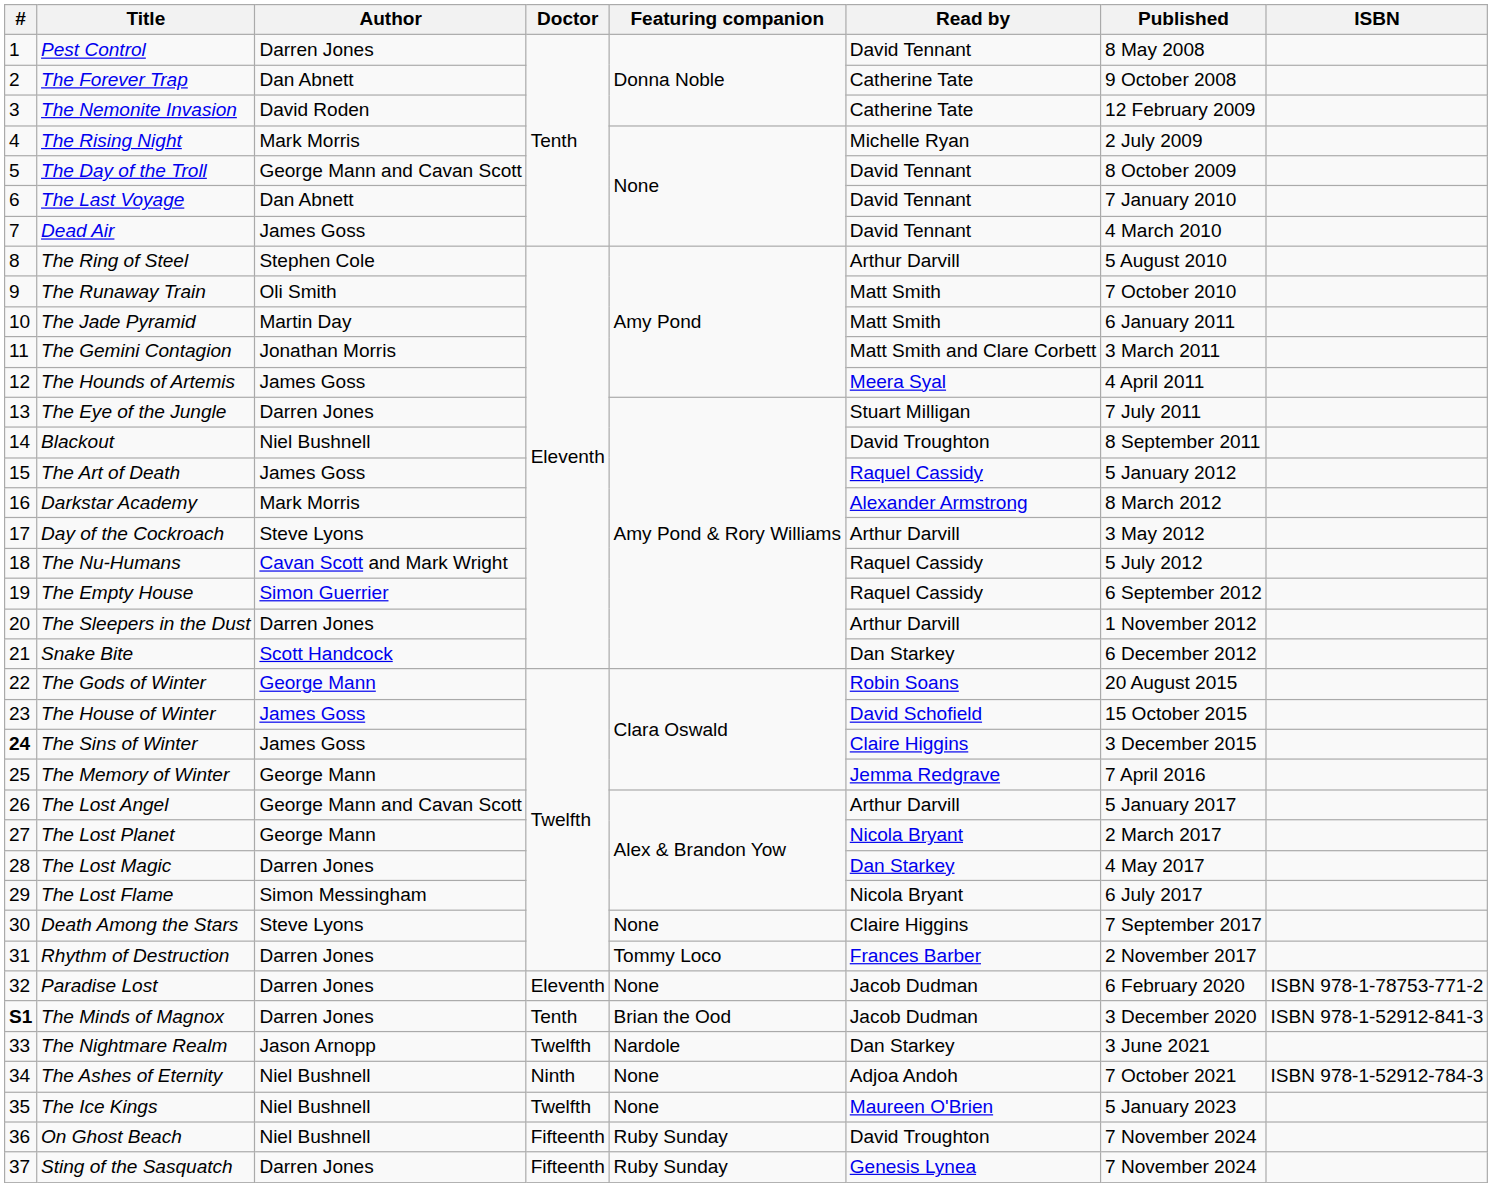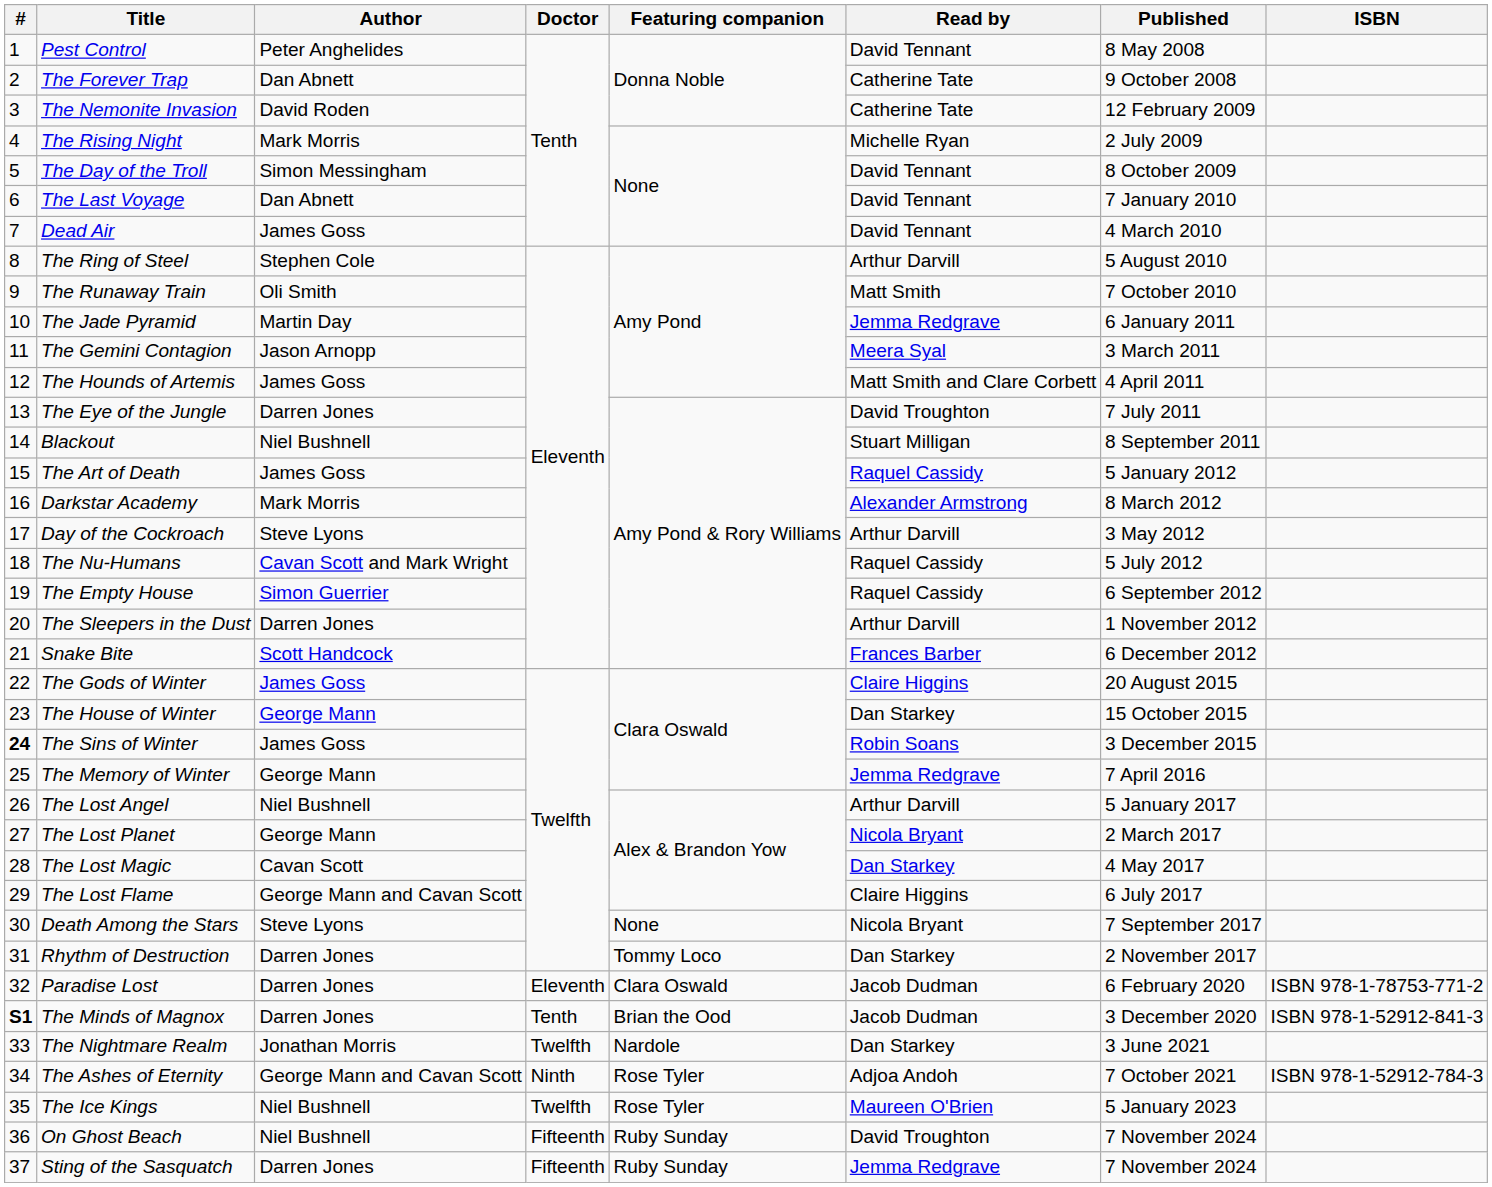(317, 49) Darren Jones -> (331, 49) Peter Anghelides
(391, 170) George Mann and Cavan Scott -> (343, 170) Simon Messingham
(895, 321) Matt Smith -> (925, 321) Jemma Redgrave
(328, 351) Jonathan Morris -> (318, 351) Jason Arnopp
(973, 351) Matt Smith and Clare Corbett -> (898, 351) Meera Syal
(898, 381) Meera Syal -> (973, 381) Matt Smith and Clare Corbett
(910, 412) Stuart Milligan -> (920, 412) David Troughton
(920, 442) David Troughton -> (910, 442) Stuart Milligan
(902, 653) Dan Starkey -> (915, 653) Frances Barber
(318, 683) George Mann -> (312, 683) James Goss
(904, 683) Robin Soans -> (909, 683) Claire Higgins
(312, 714) James Goss -> (318, 714) George Mann
(916, 714) David Schofield -> (902, 714) Dan Starkey
(909, 744) Claire Higgins -> (904, 744) Robin Soans
(391, 804) George Mann and Cavan Scott -> (315, 804) Niel Bushnell
(317, 865) Darren Jones -> (311, 865) Cavan Scott
(343, 895) Simon Messingham -> (391, 895) George Mann and Cavan Scott
(906, 895) Nicola Bryant -> (909, 895) Claire Higgins
(909, 925) Claire Higgins -> (906, 925) Nicola Bryant
(915, 955) Frances Barber -> (902, 955) Dan Starkey
(636, 985) None -> (671, 985) Clara Oswald
(318, 1046) Jason Arnopp -> (328, 1046) Jonathan Morris
(315, 1076) Niel Bushnell -> (391, 1076) George Mann and Cavan Scott
(636, 1076) None -> (659, 1076) Rose Tyler
(636, 1106) None -> (659, 1106) Rose Tyler
(913, 1167) Genesis Lynea -> (925, 1167) Jemma Redgrave
